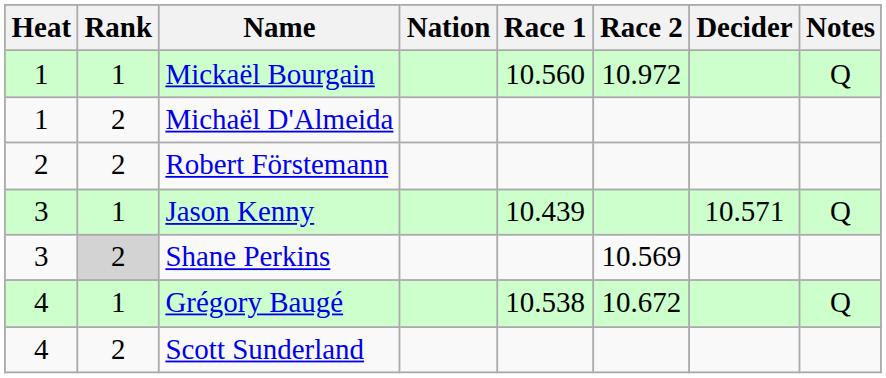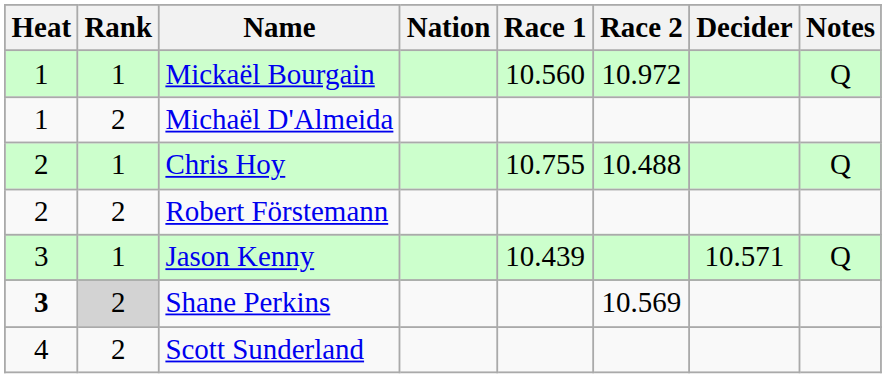+ row: (225, 165)
(41, 257) normal -> (41, 303) bold
- row: (254, 303)
